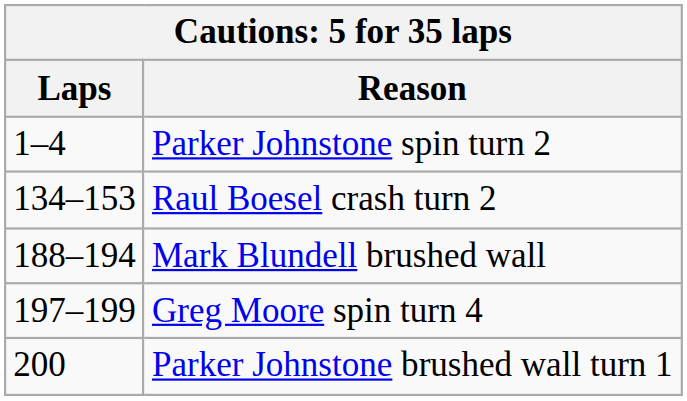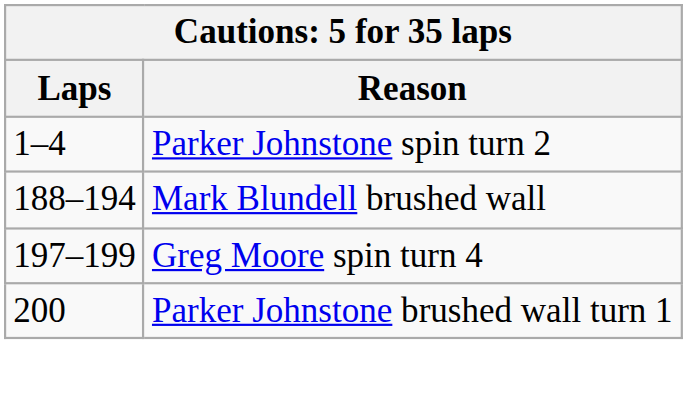- row: (324, 198)
